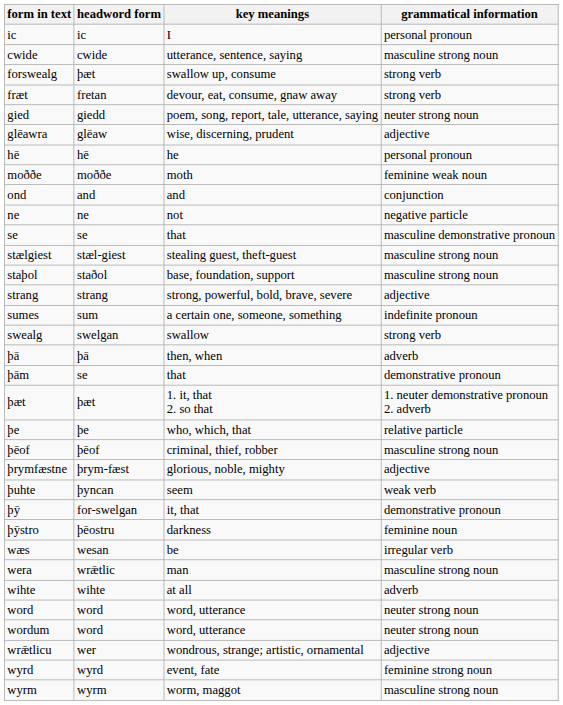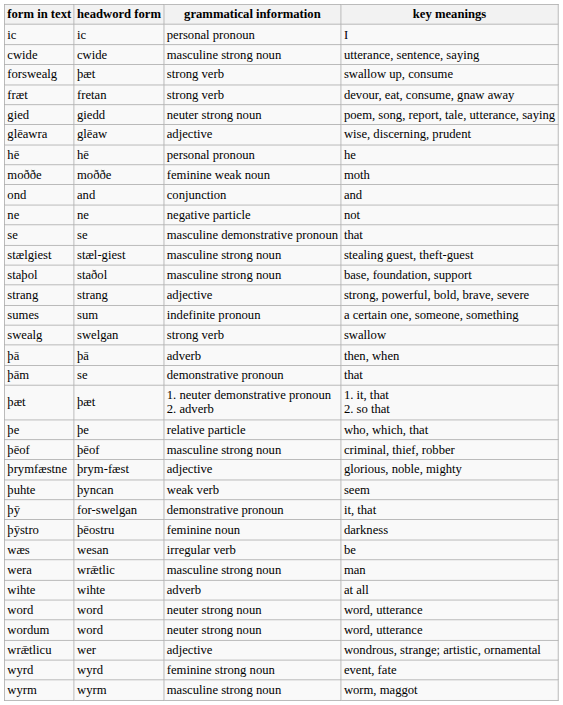columns swapped: (470, 14) <-> (272, 14)
